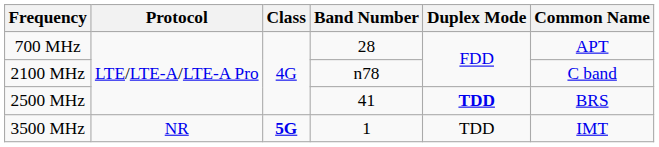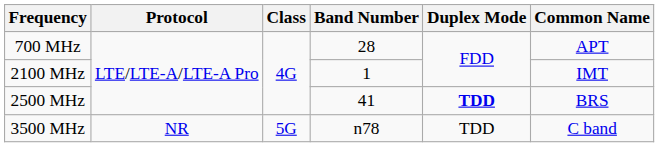(366, 73) n78 -> (366, 73) 1
(592, 73) C band -> (592, 73) IMT
(286, 127) bold -> (286, 127) normal
(366, 127) 1 -> (366, 127) n78
(592, 127) IMT -> (592, 127) C band
